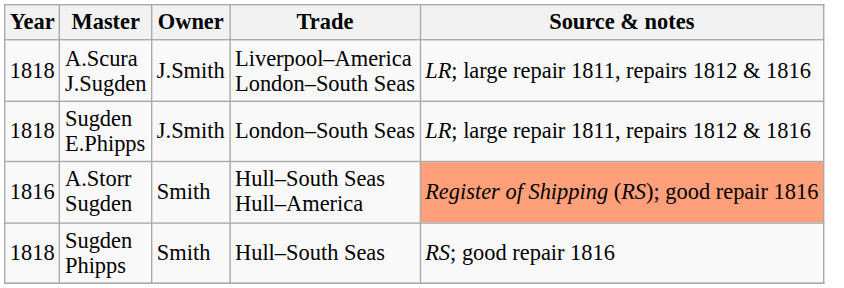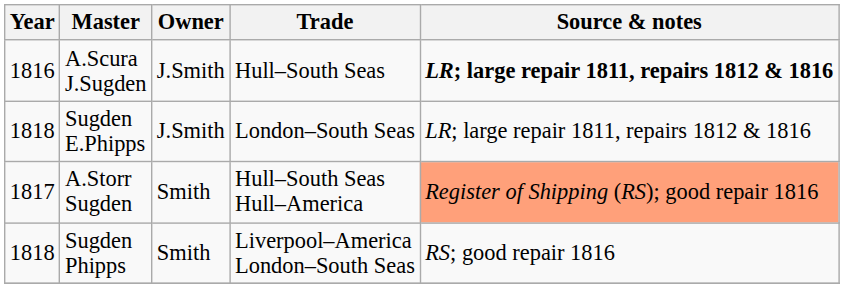(32, 70) 1818 -> (32, 70) 1816
(325, 70) Liverpool–America London–South Seas -> (310, 70) Hull–South Seas
(618, 70) normal -> (629, 70) bold
(32, 191) 1816 -> (32, 191) 1817
(310, 252) Hull–South Seas -> (325, 252) Liverpool–America London–South Seas
